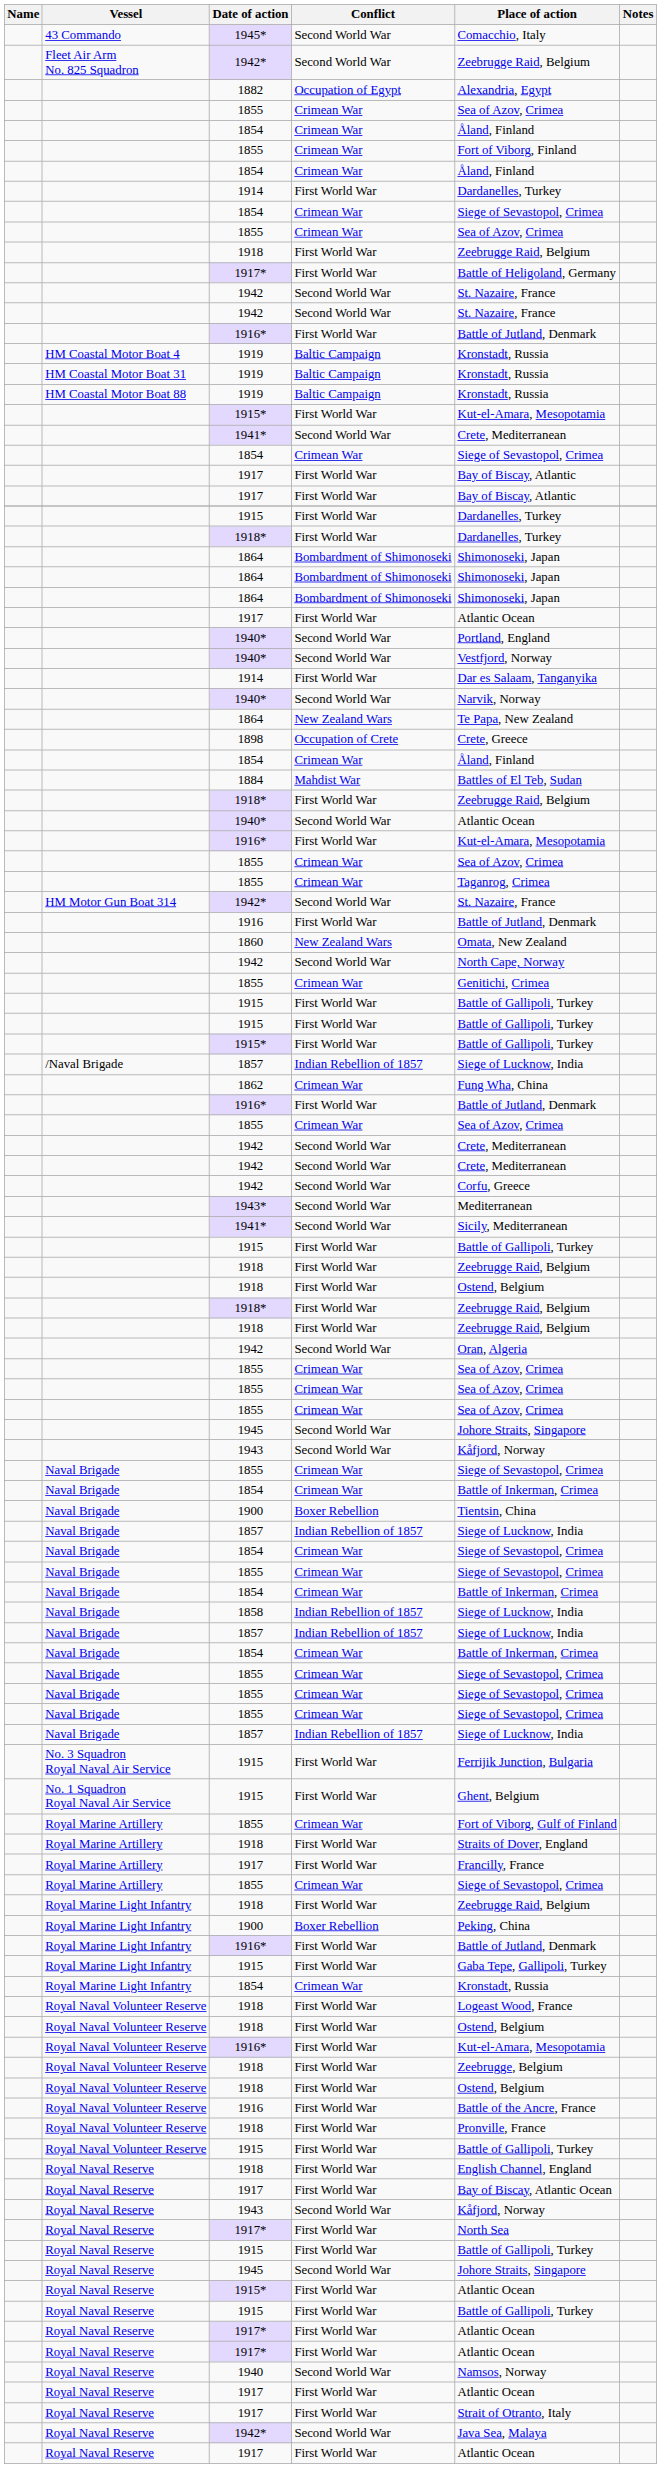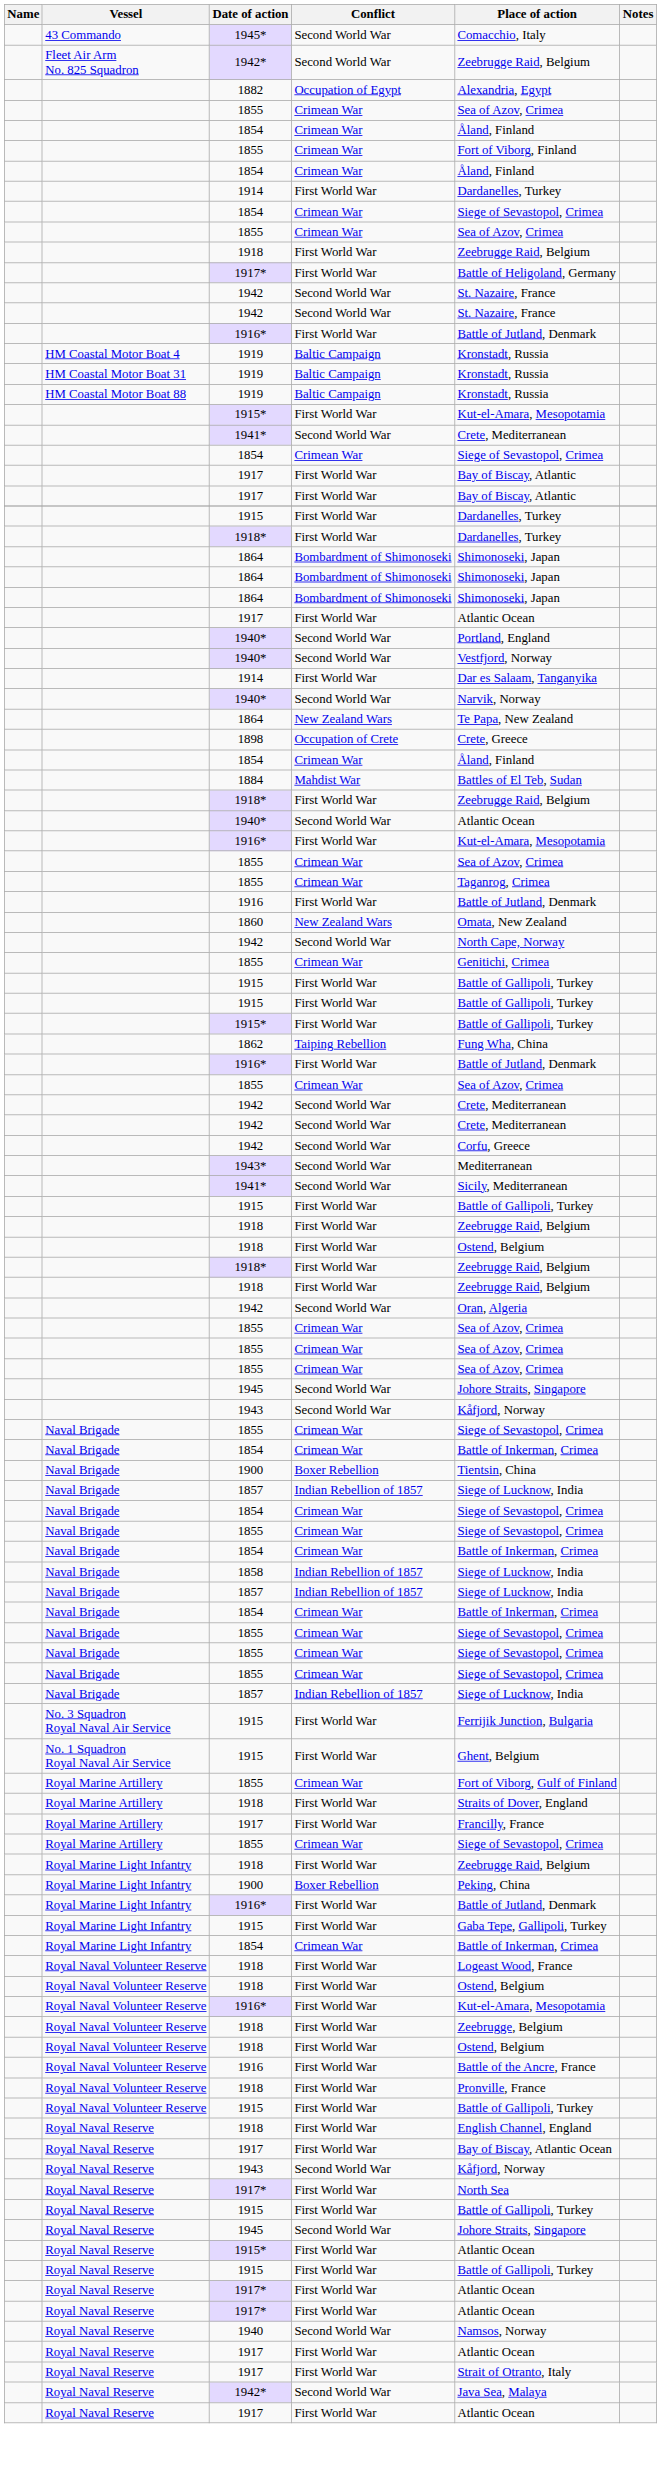- row: (111, 901)
- row: (84, 1064)
(328, 1084) Crimean War -> (340, 1044) Taiping Rebellion
(503, 1986) Kronstadt, Russia -> (528, 1945) Battle of Inkerman, Crimea
